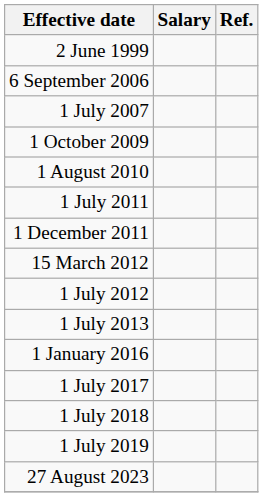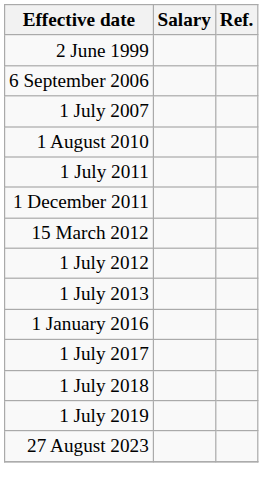- row: (89, 141)
